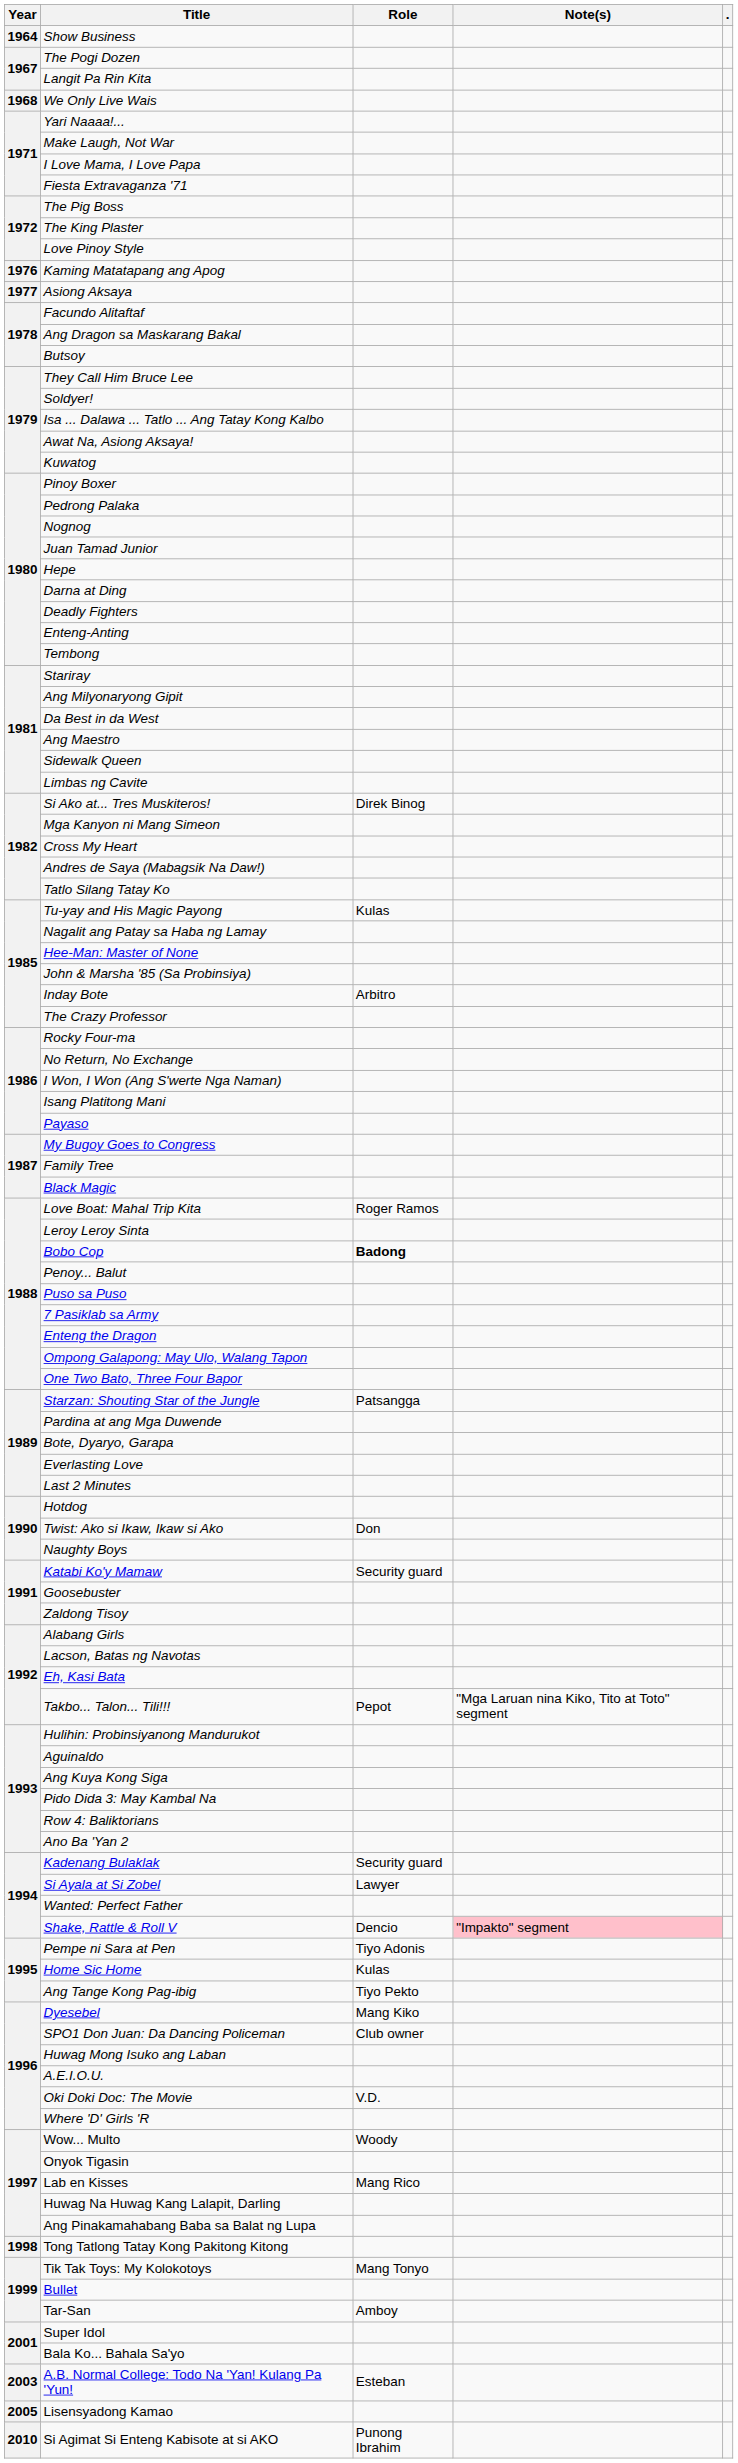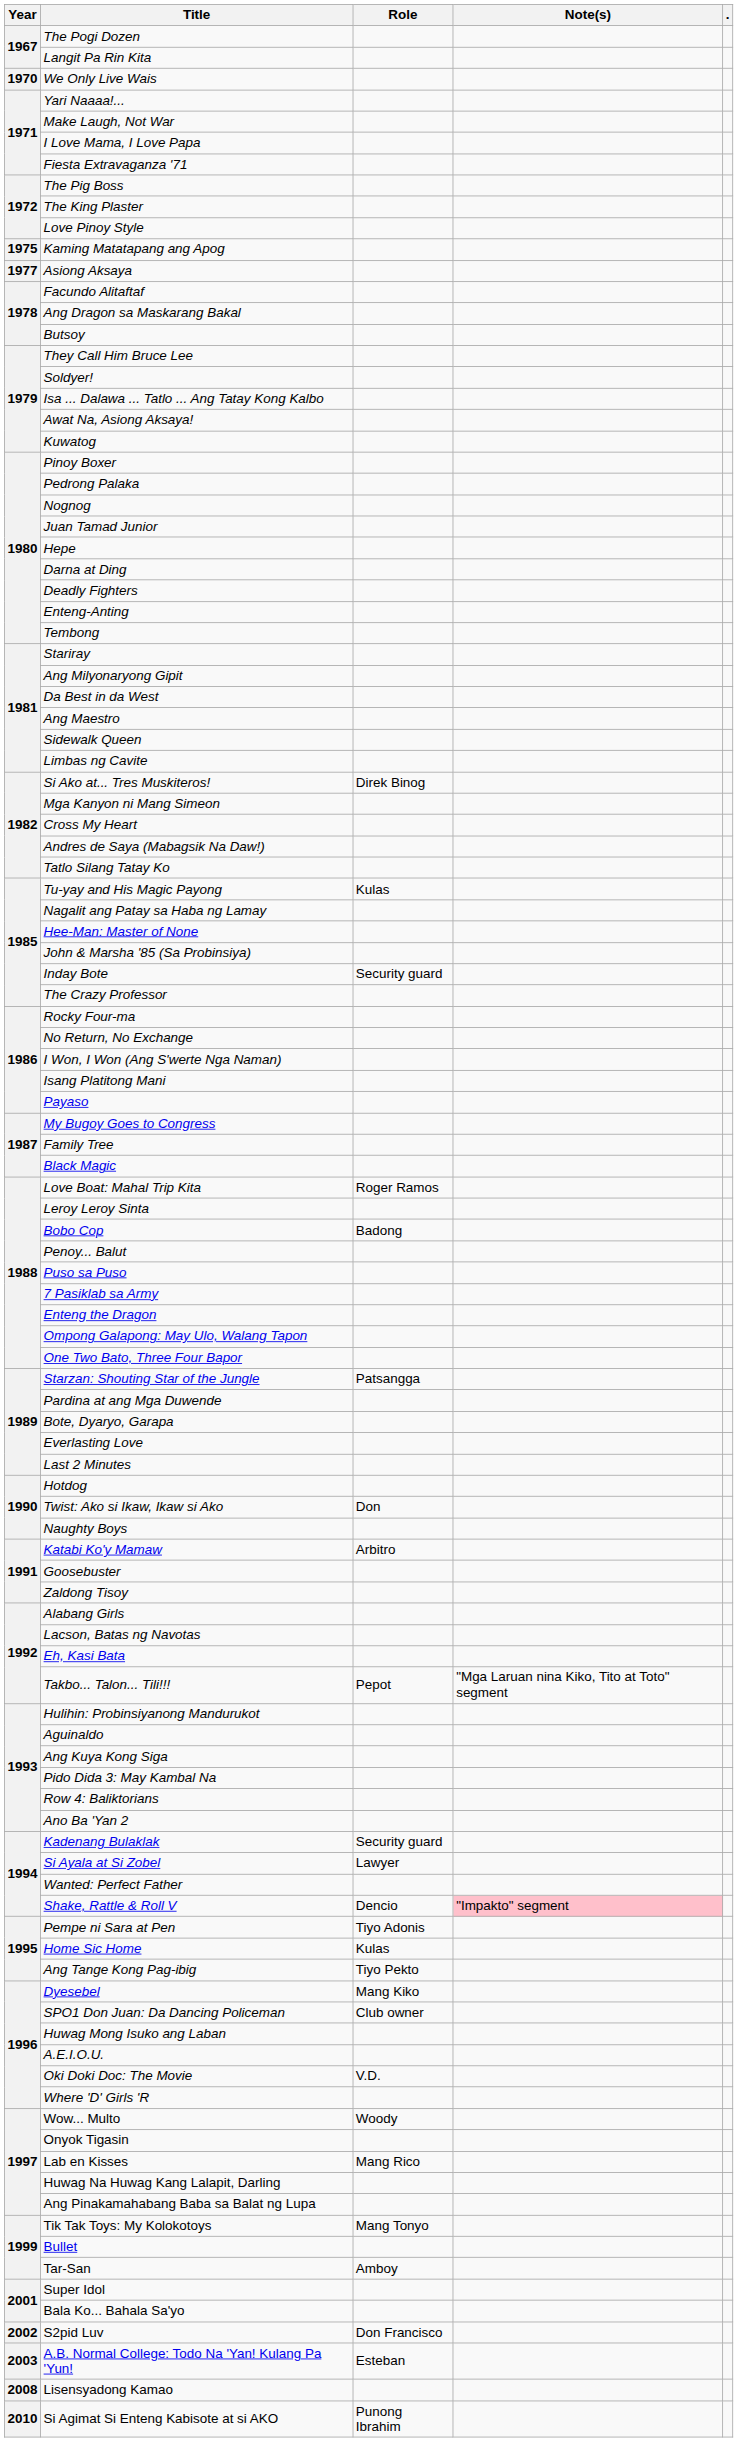- row: (90, 36)
(22, 100) 1968 -> (22, 79) 1970
(22, 270) 1976 -> (22, 249) 1975
(376, 995) Arbitro -> (399, 974) Security guard
(381, 1251) bold -> (379, 1230) normal
(399, 1571) Security guard -> (376, 1549) Arbitro
- row: (166, 2247)
+ row: (74, 2332)
(22, 2411) 2005 -> (22, 2390) 2008
